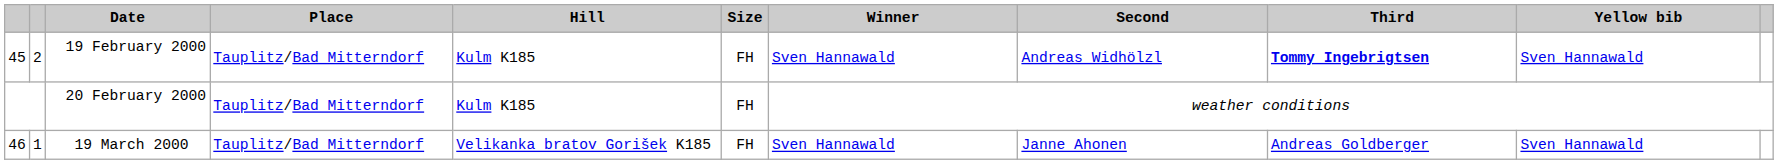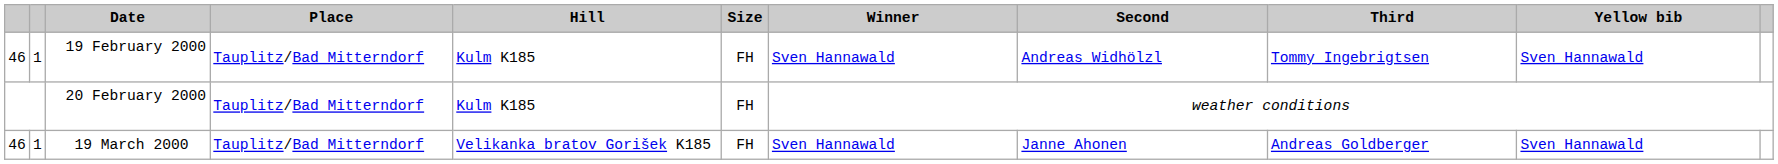(17, 57) 45 -> (17, 57) 46
(37, 57) 2 -> (37, 57) 1
(1350, 57) bold -> (1350, 57) normal
